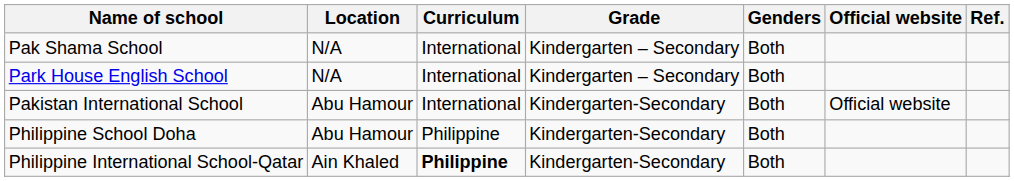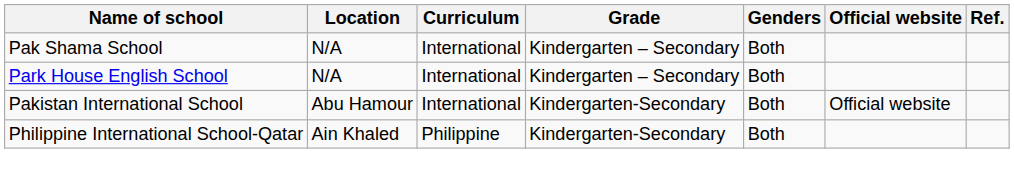- row: (102, 133)
(465, 162) bold -> (461, 133) normal
